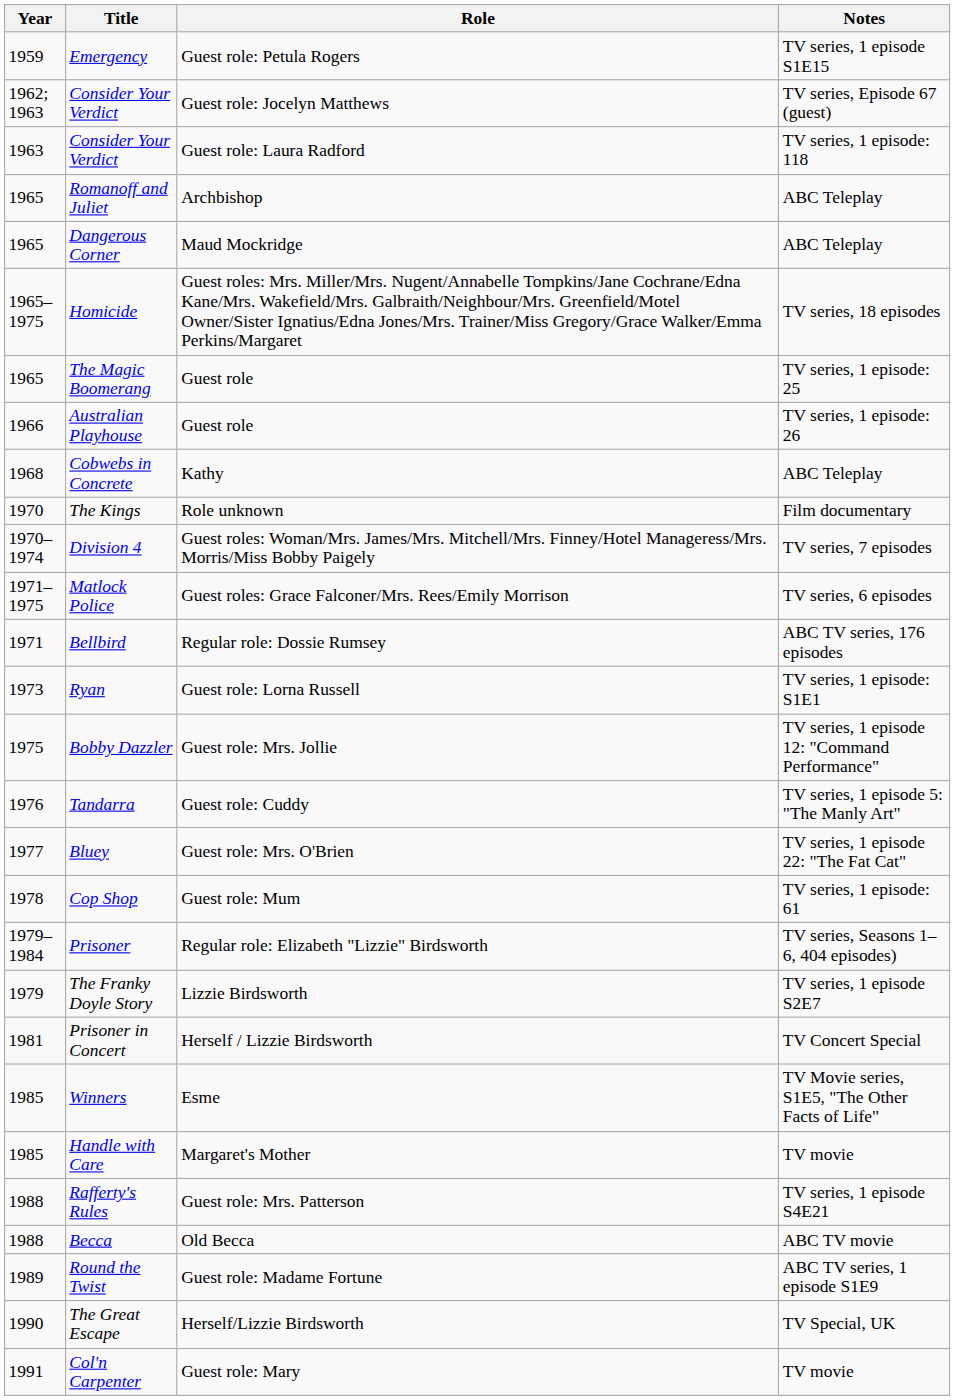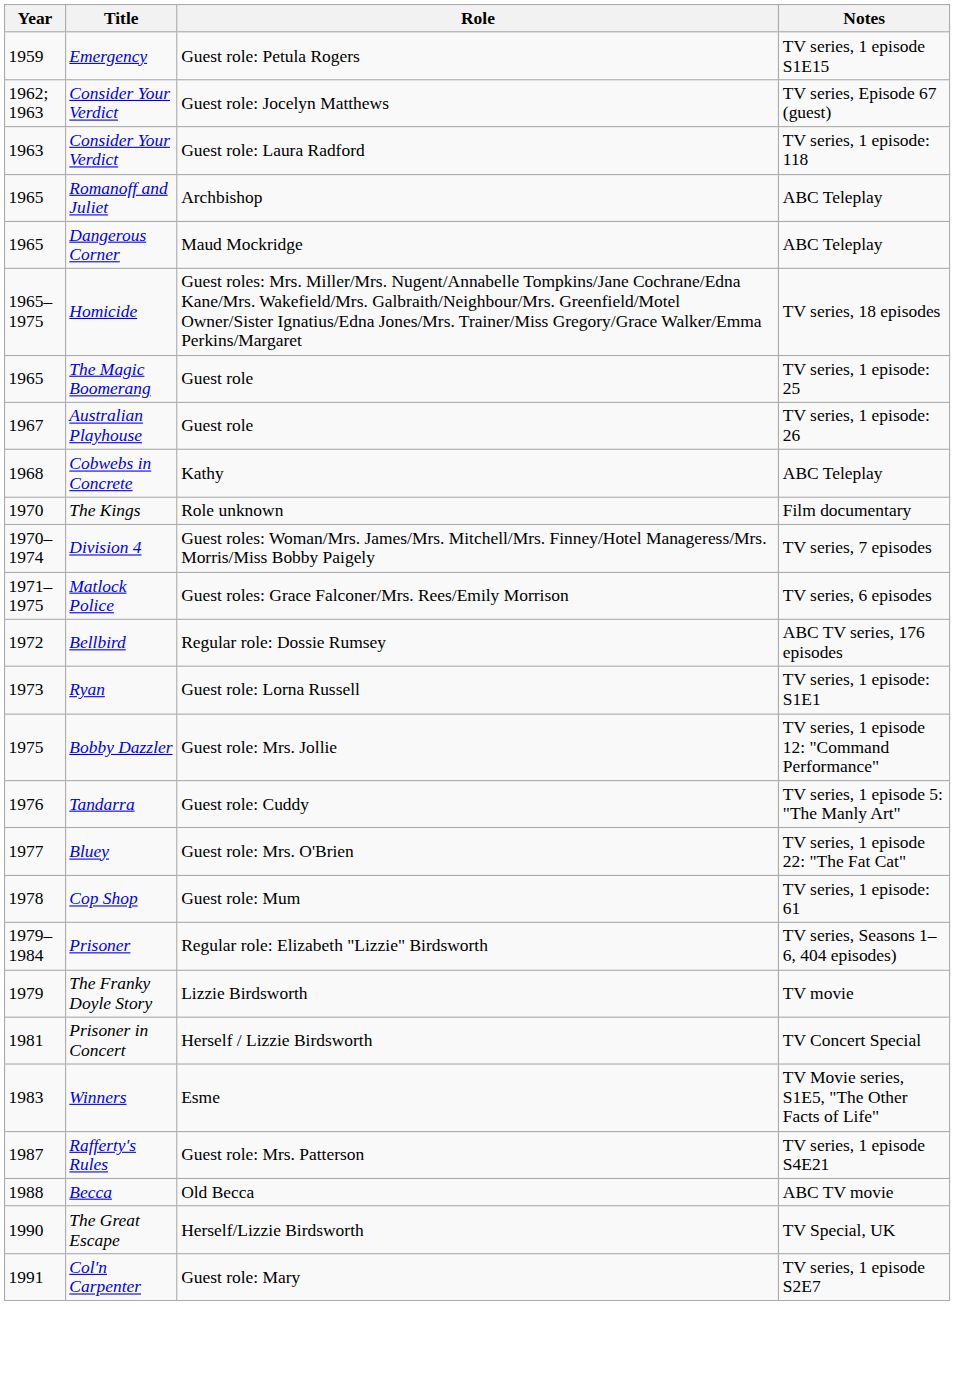(26, 425) 1966 -> (26, 425) 1967
(26, 642) 1971 -> (26, 642) 1972
(854, 993) TV series, 1 episode S2E7 -> (818, 993) TV movie
(26, 1097) 1985 -> (26, 1097) 1983
- row: (112, 1154)
(26, 1202) 1988 -> (26, 1154) 1987
- row: (105, 1277)
(818, 1371) TV movie -> (854, 1277) TV series, 1 episode S2E7
